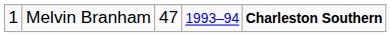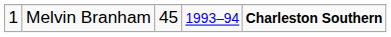(169, 18) 47 -> (169, 18) 45
